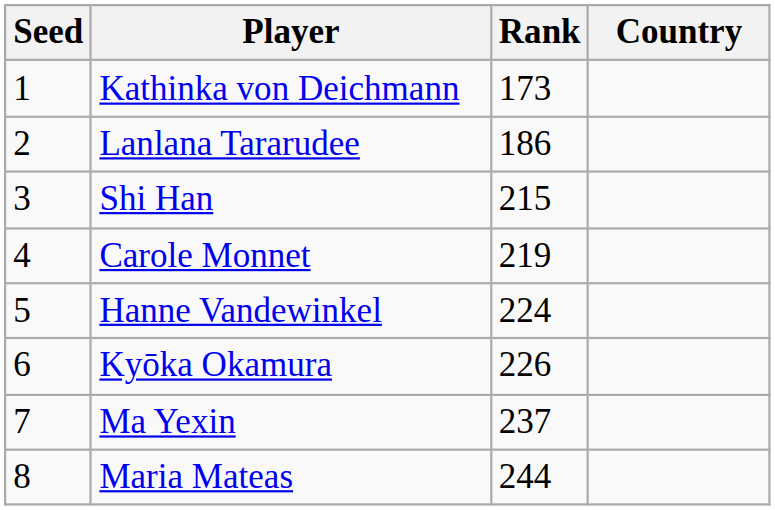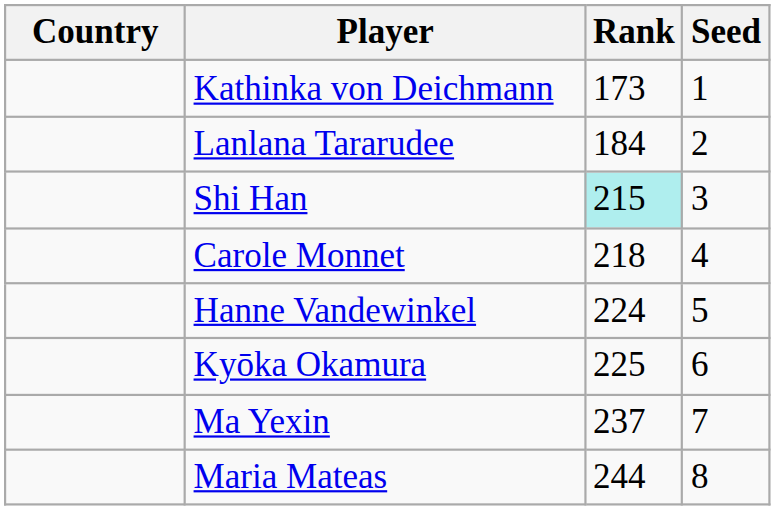columns swapped: (679, 32) <-> (48, 32)
(525, 143) 186 -> (619, 143) 184
(525, 198) no background -> (619, 198) paleturquoise background
(525, 254) 219 -> (619, 254) 218
(525, 365) 226 -> (619, 365) 225
